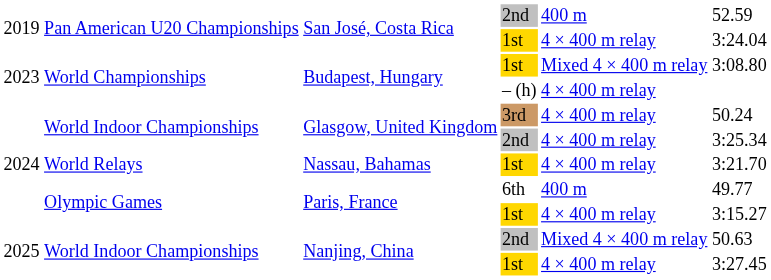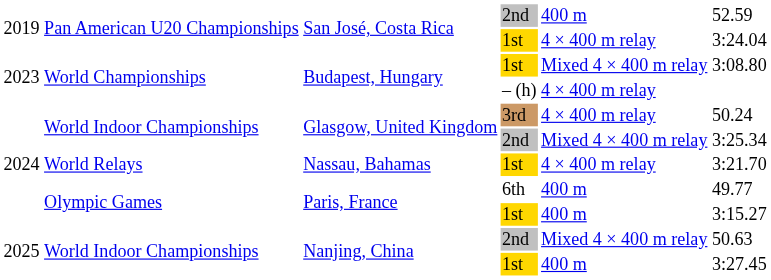(598, 139) 4 × 400 m relay -> (624, 139) Mixed 4 × 400 m relay
(598, 214) 4 × 400 m relay -> (564, 214) 400 m
(598, 264) 4 × 400 m relay -> (564, 264) 400 m
